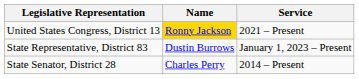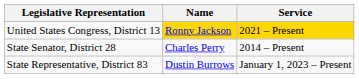(272, 30) no background -> (272, 30) gold background
rows swapped: (61, 64) <-> (77, 47)
